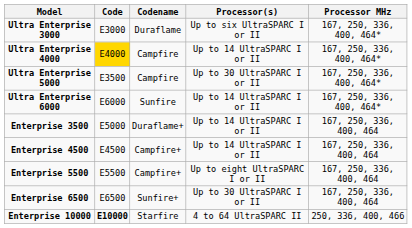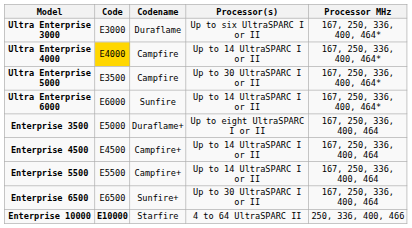(247, 126) Up to 14 UltraSPARC I or II -> (247, 126) Up to eight UltraSPARC I or II
(247, 174) Up to eight UltraSPARC I or II -> (247, 174) Up to 14 UltraSPARC I or II
